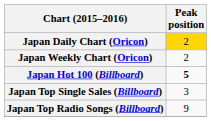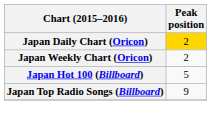(186, 74) bold -> (186, 74) normal
- row: (85, 91)
